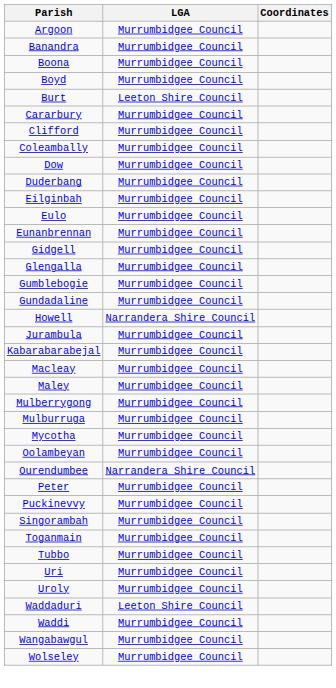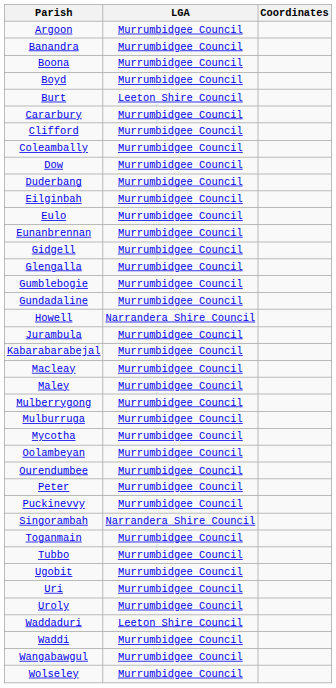(180, 471) Narrandera Shire Council -> (180, 471) Murrumbidgee Council
(180, 521) Murrumbidgee Council -> (180, 521) Narrandera Shire Council
+ row: (54, 572)
